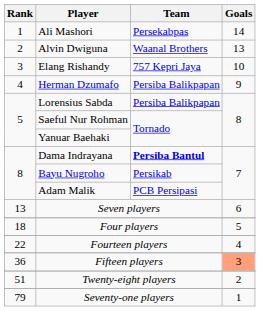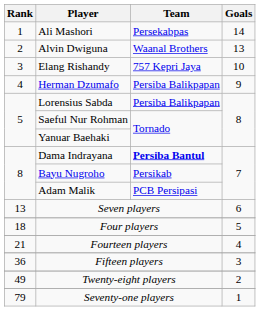(20, 244) 22 -> (20, 244) 21
(239, 262) lightsalmon background -> (239, 262) no background
(20, 279) 51 -> (20, 279) 49
